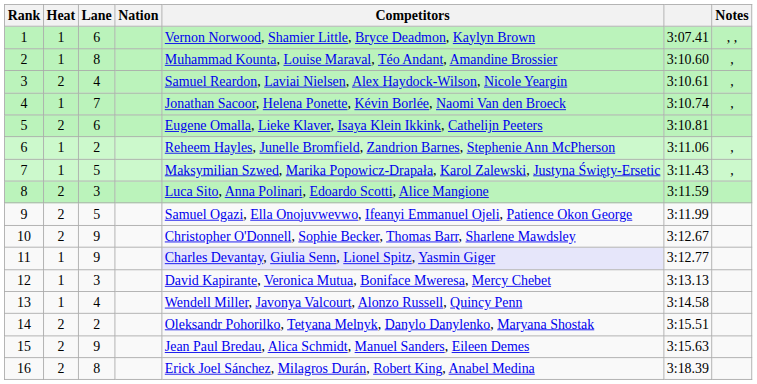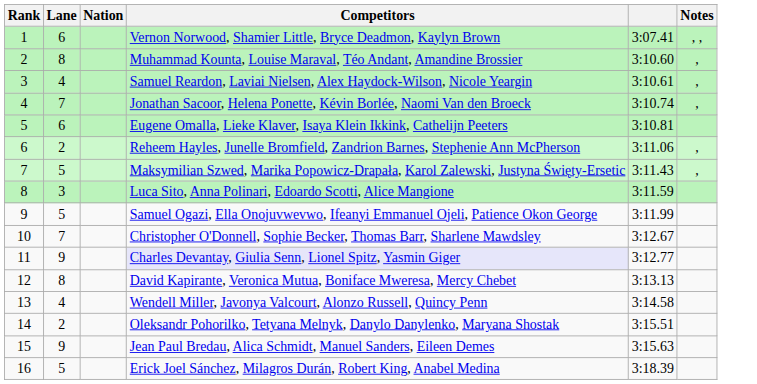- column: (61, 15)
(97, 236) 9 -> (62, 236) 7
(97, 280) 3 -> (62, 280) 8
(97, 368) 8 -> (62, 368) 5
